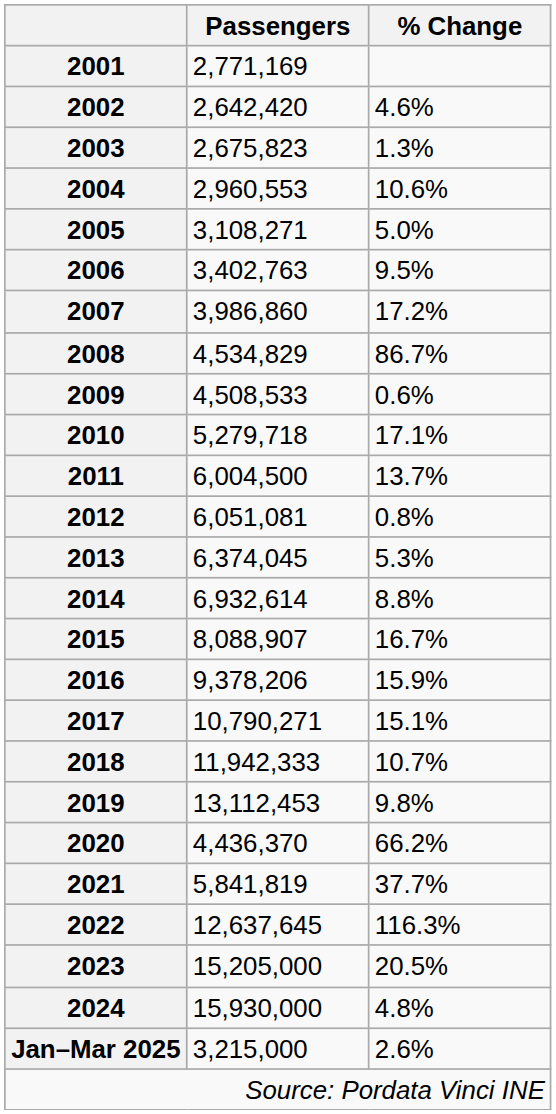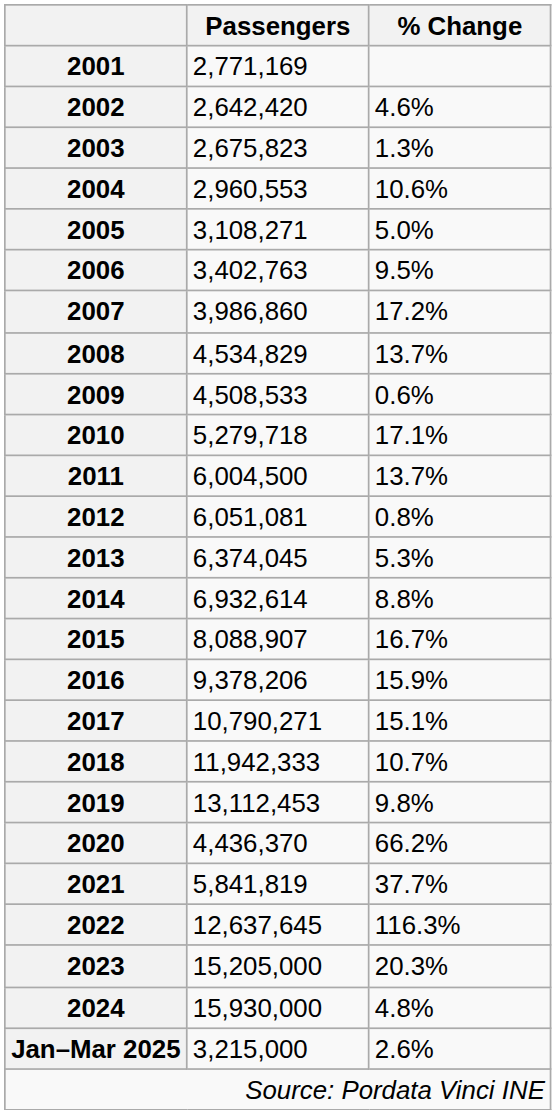(411, 353) 86.7% -> (411, 353) 13.7%
(411, 966) 20.5% -> (411, 966) 20.3%
